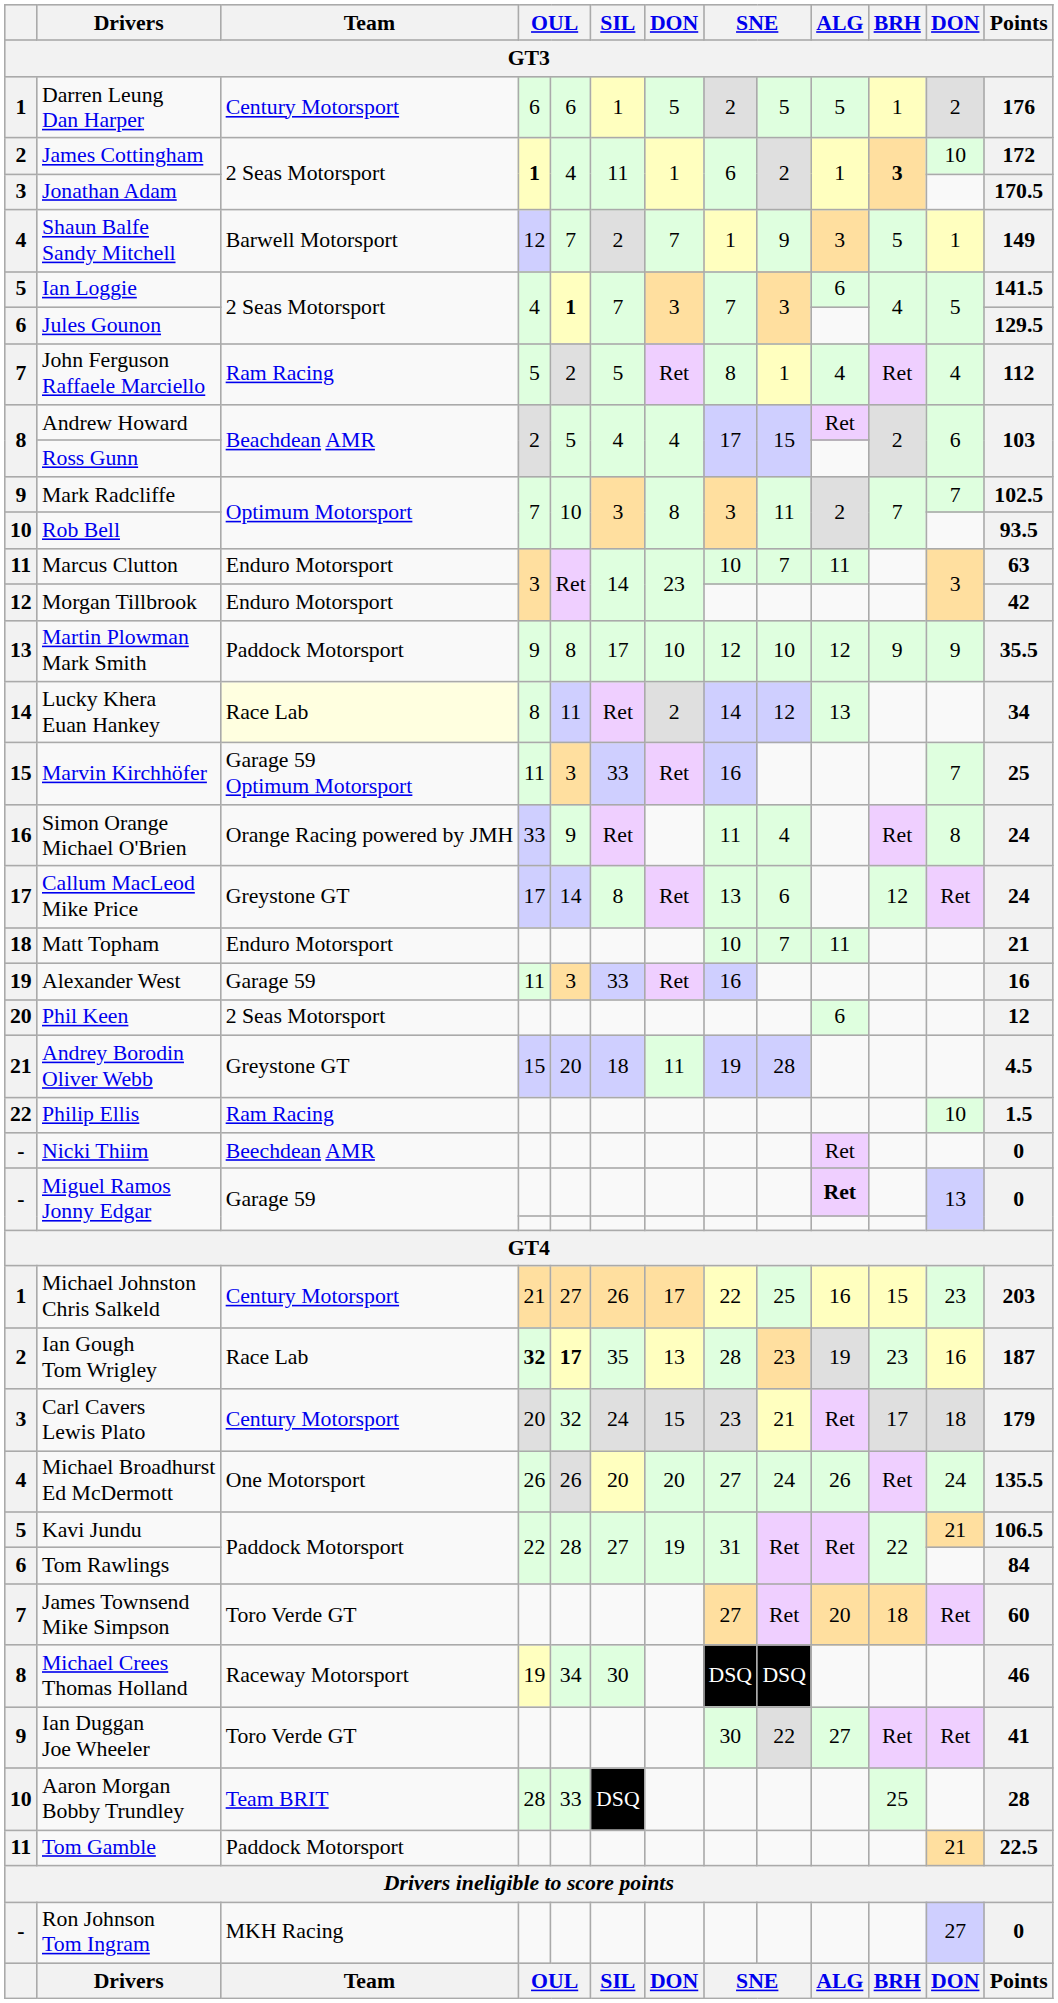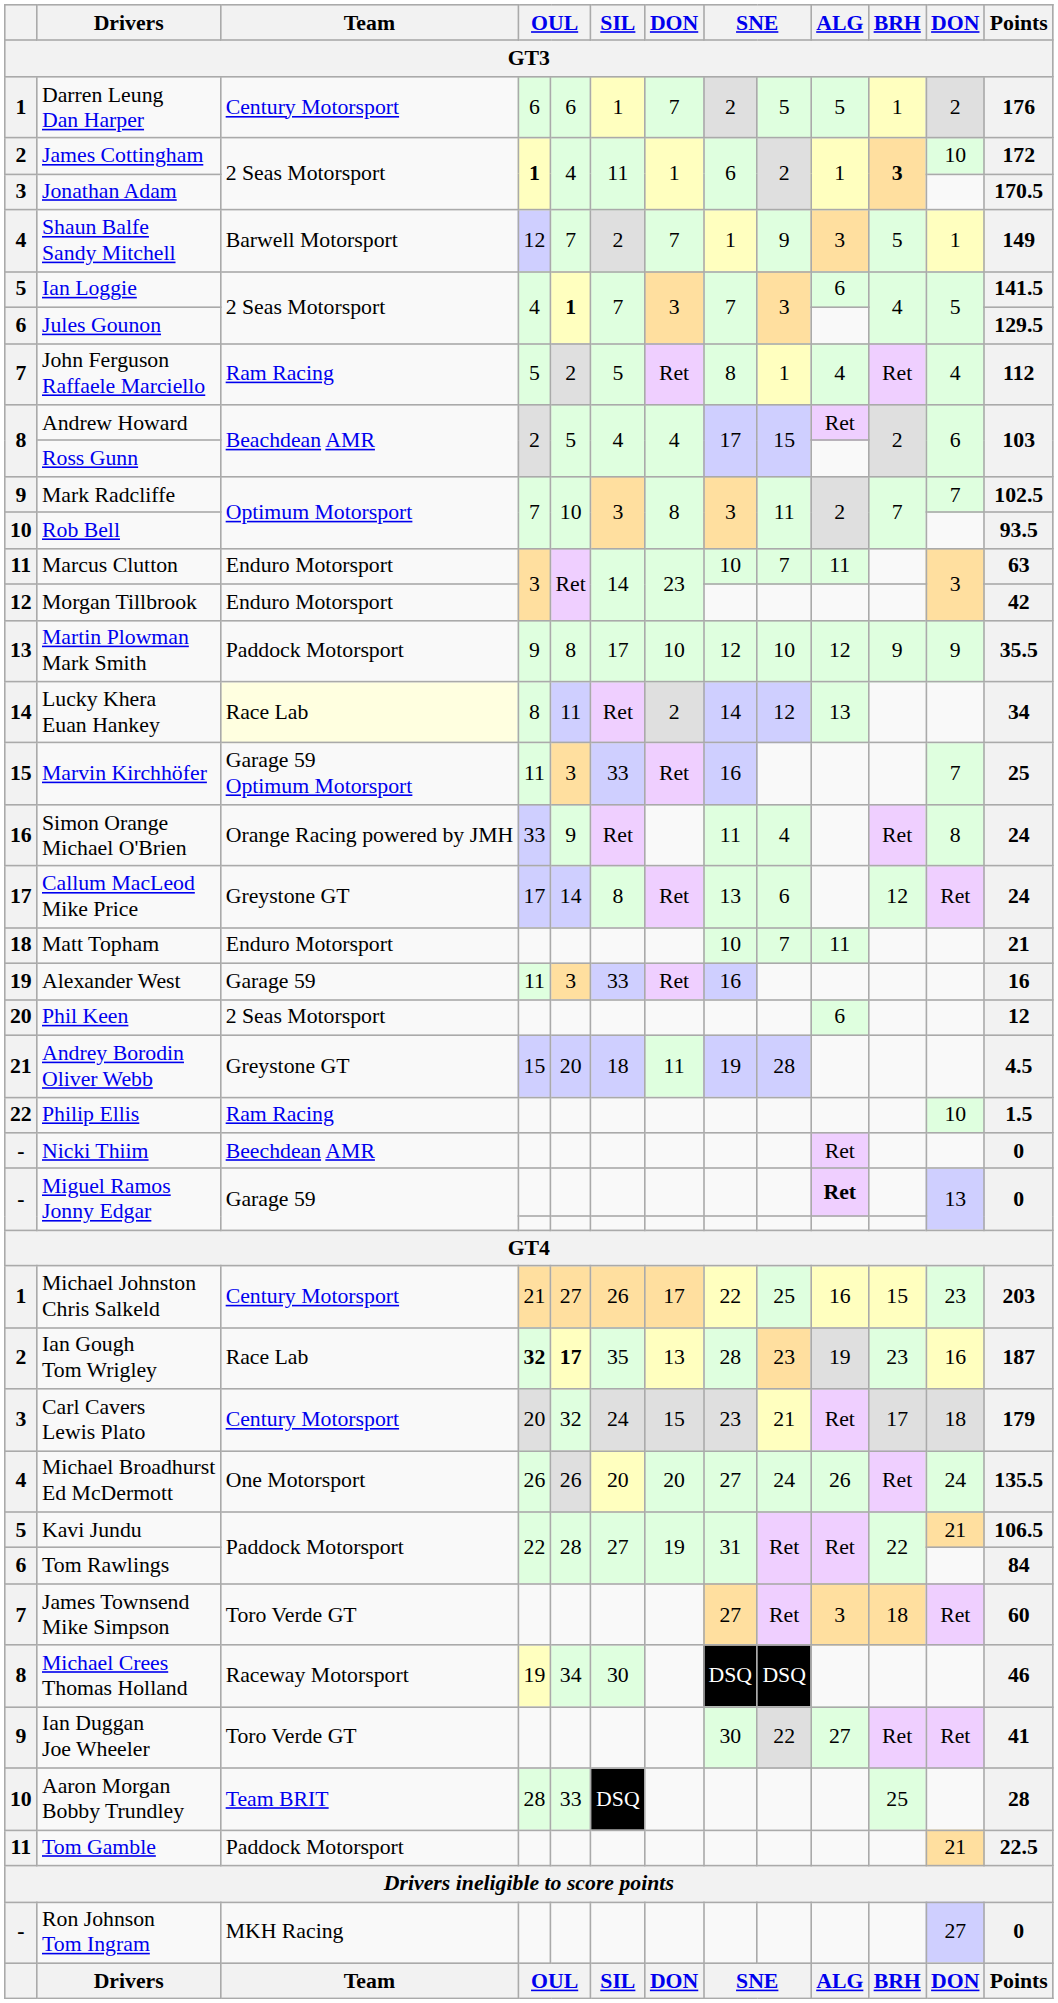(674, 106) 5 -> (674, 106) 7
(840, 1613) 20 -> (840, 1613) 3
